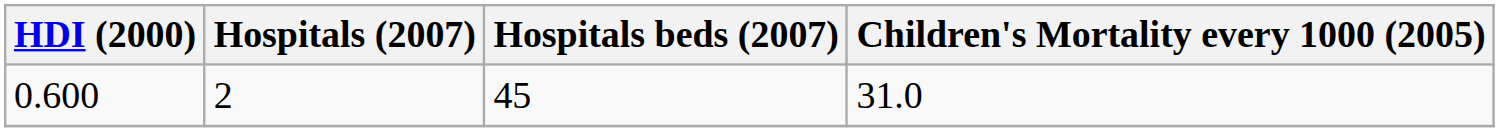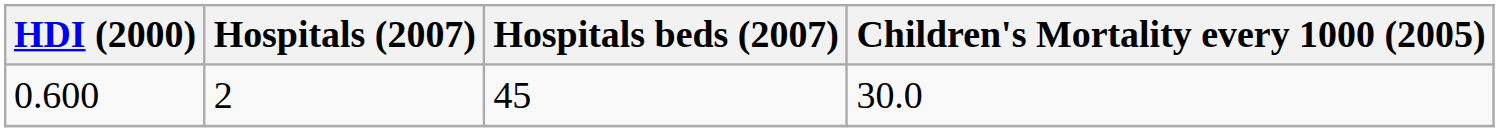(890, 94) 31.0 -> (890, 94) 30.0
